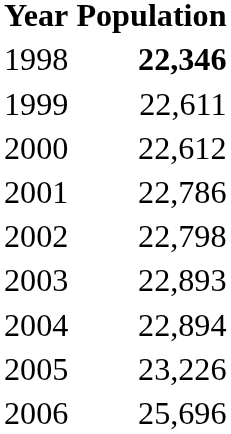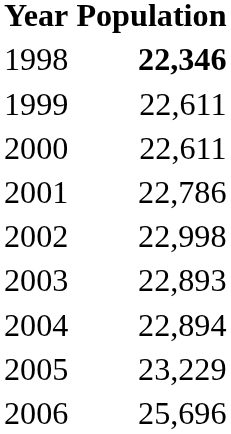(182, 148) 22,612 -> (183, 148) 22,611
(182, 236) 22,798 -> (182, 236) 22,998
(182, 369) 23,226 -> (182, 369) 23,229
